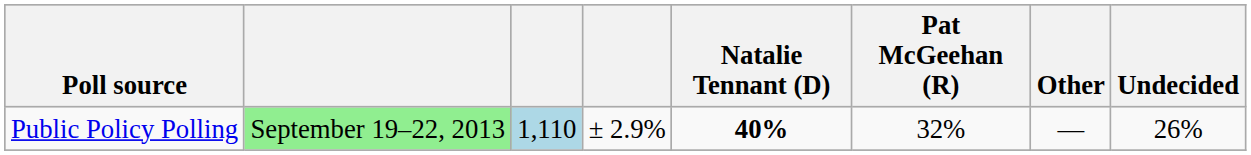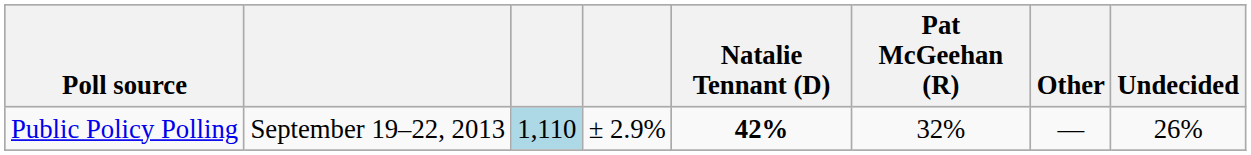(378, 128) lightgreen background -> (378, 128) no background
(762, 128) 40% -> (762, 128) 42%
